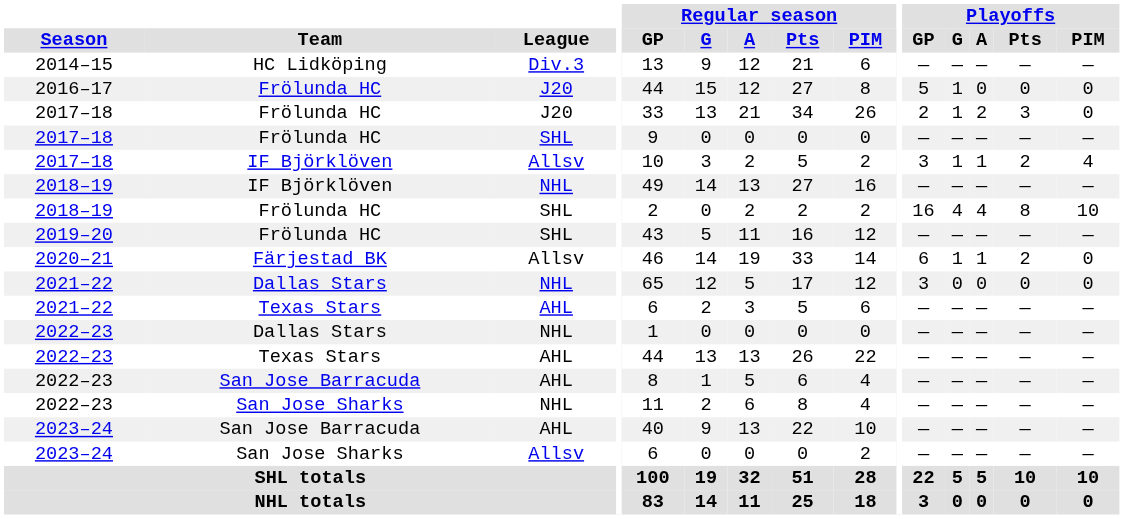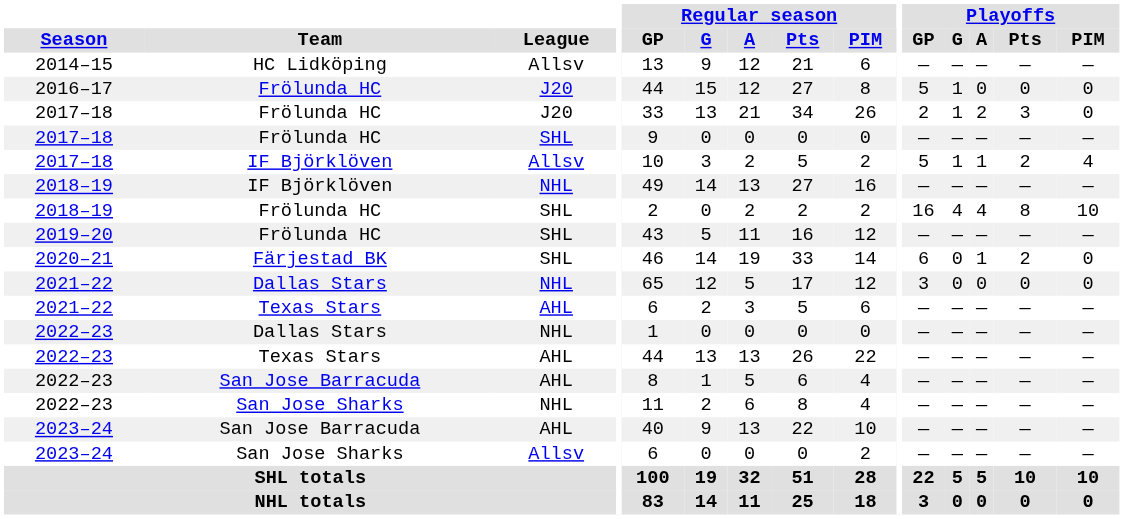(556, 65) Div.3 -> (556, 65) Allsv
(923, 162) 3 -> (923, 162) 5
(556, 259) Allsv -> (556, 259) SHL
(957, 259) 1 -> (957, 259) 0
